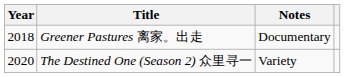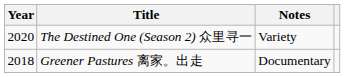rows swapped: (122, 36) <-> (146, 60)
